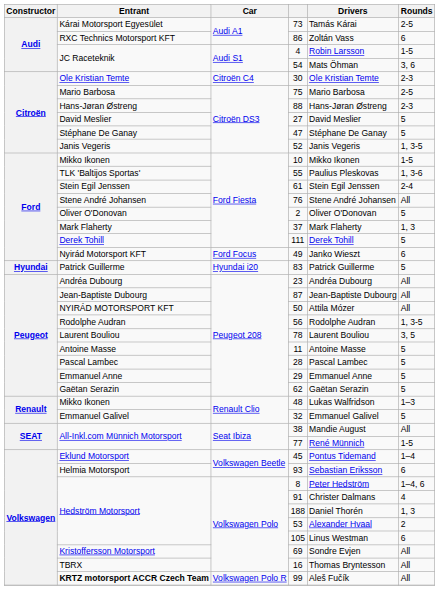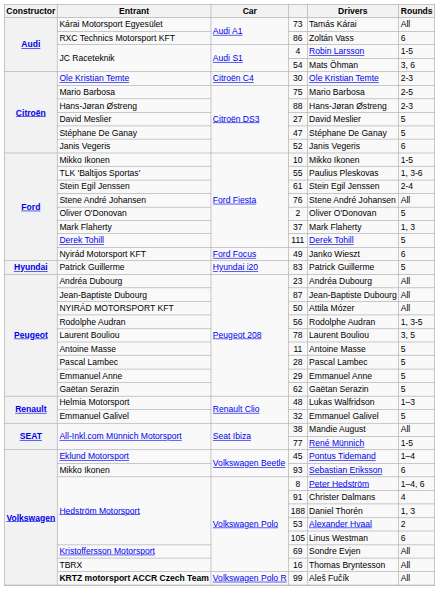(407, 24) 2-5 -> (405, 24) All
(412, 146) 1, 3-5 -> (403, 146) 6
(85, 402) Mikko Ikonen -> (94, 402) Helmia Motorsport
(94, 470) Helmia Motorsport -> (85, 470) Mikko Ikonen
